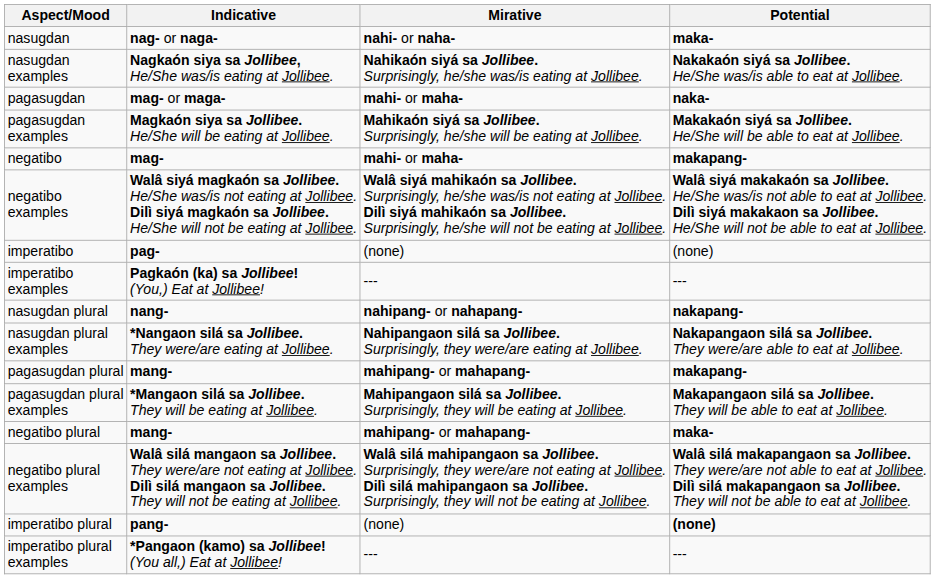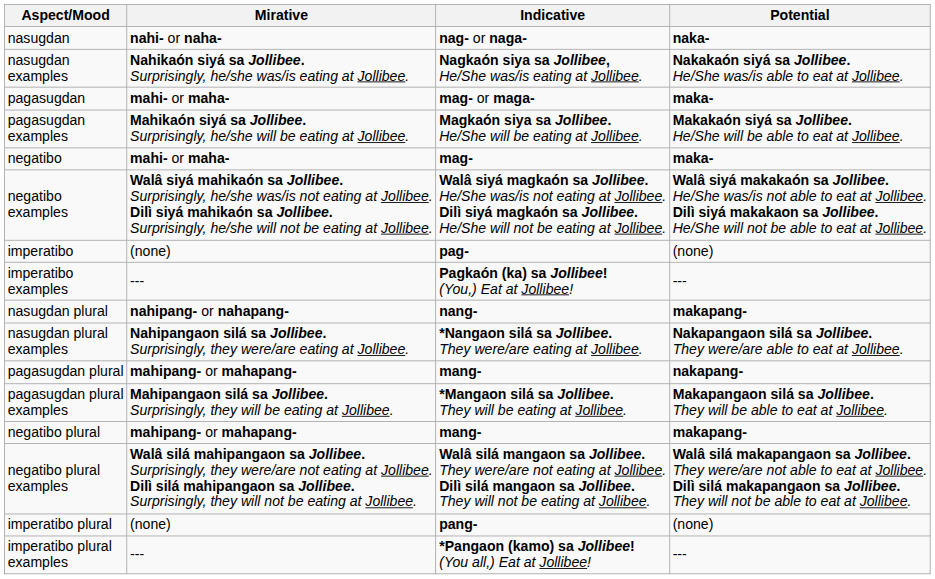columns swapped: (244, 15) <-> (515, 15)
(693, 37) maka- -> (691, 37) naka-
(691, 98) naka- -> (693, 98) maka-
(710, 158) makapang- -> (693, 158) maka-
(708, 311) nakapang- -> (710, 311) makapang-
(710, 372) makapang- -> (708, 372) nakapang-
(693, 432) maka- -> (710, 432) makapang-
(694, 524) bold -> (693, 524) normal
